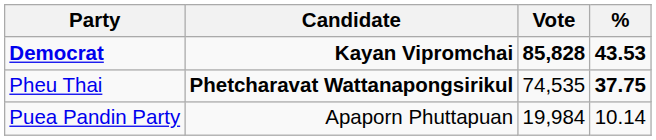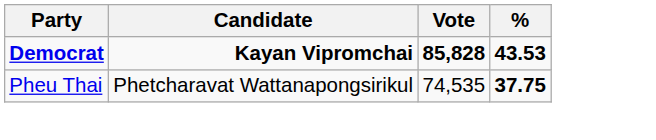(351, 85) bold -> (263, 85) normal
- row: (95, 118)
